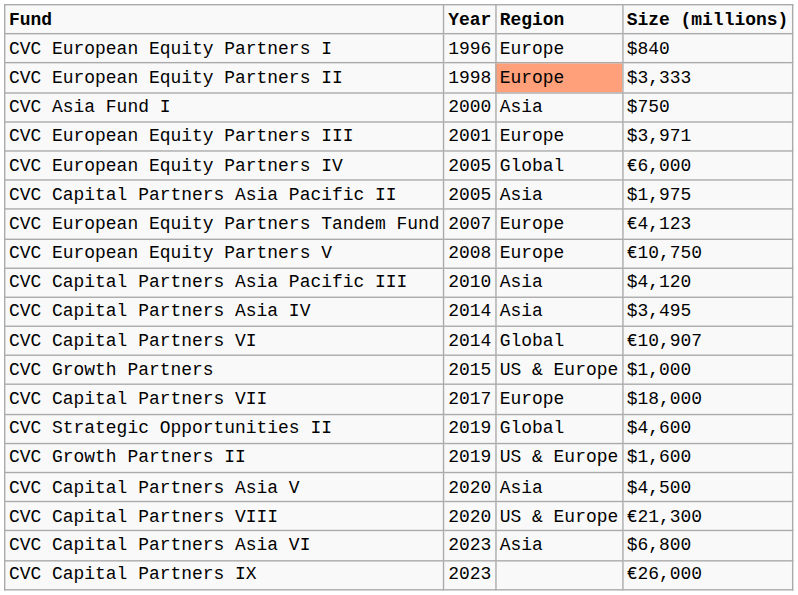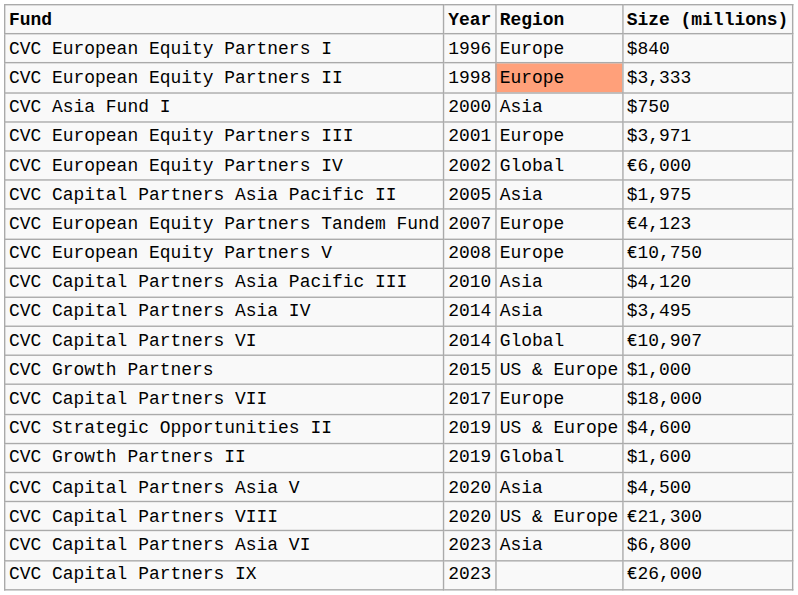(470, 166) 2005 -> (470, 166) 2002
(532, 429) Global -> (559, 429) US & Europe
(559, 458) US & Europe -> (532, 458) Global
